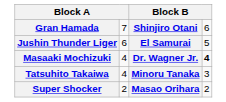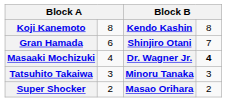+ row: (51, 27)
(124, 27) 7 -> (110, 43) 6
(207, 27) 6 -> (209, 43) 7
- row: (67, 43)
(124, 74) 4 -> (110, 74) 3
